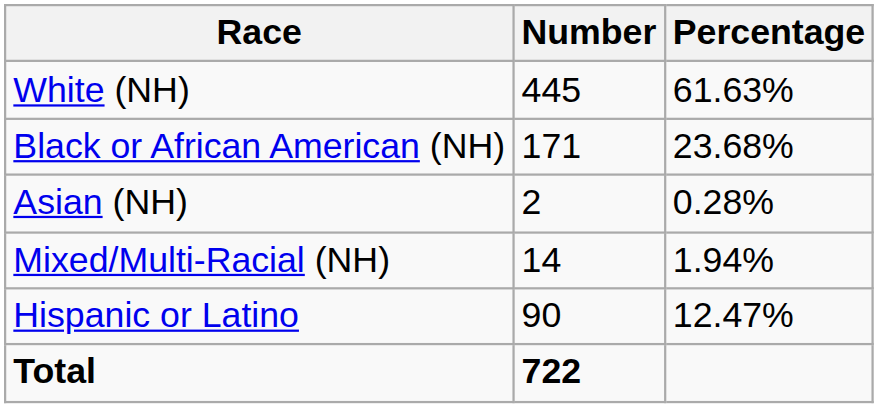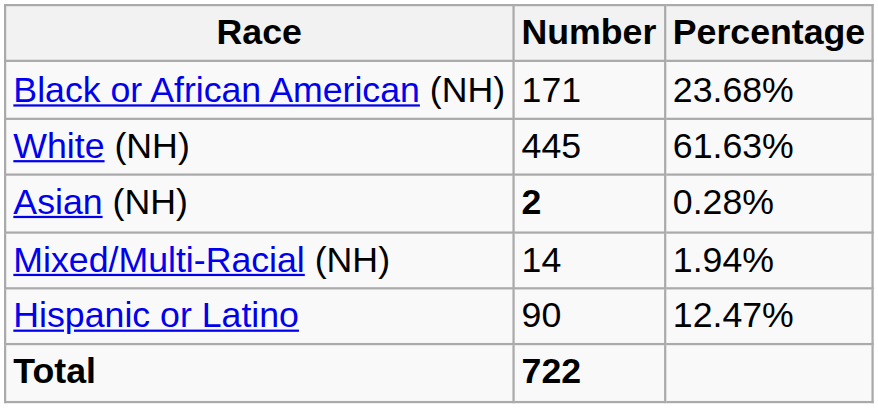rows swapped: (102, 89) <-> (259, 145)
(531, 202) normal -> (531, 202) bold
